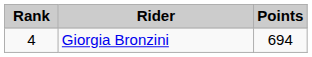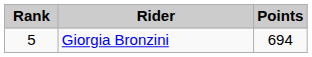(31, 40) 4 -> (31, 40) 5
